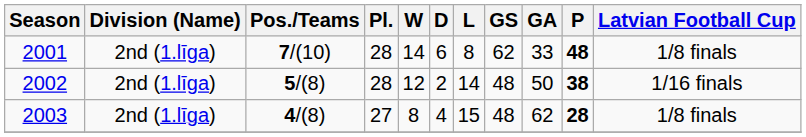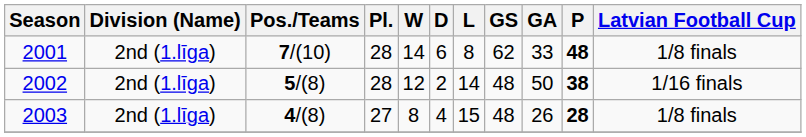(542, 115) 62 -> (542, 115) 26
